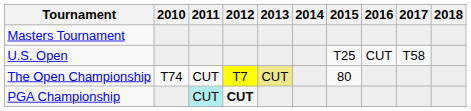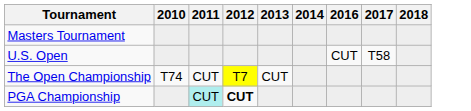- column: (344, 15)
(275, 76) khaki background -> (275, 76) no background
